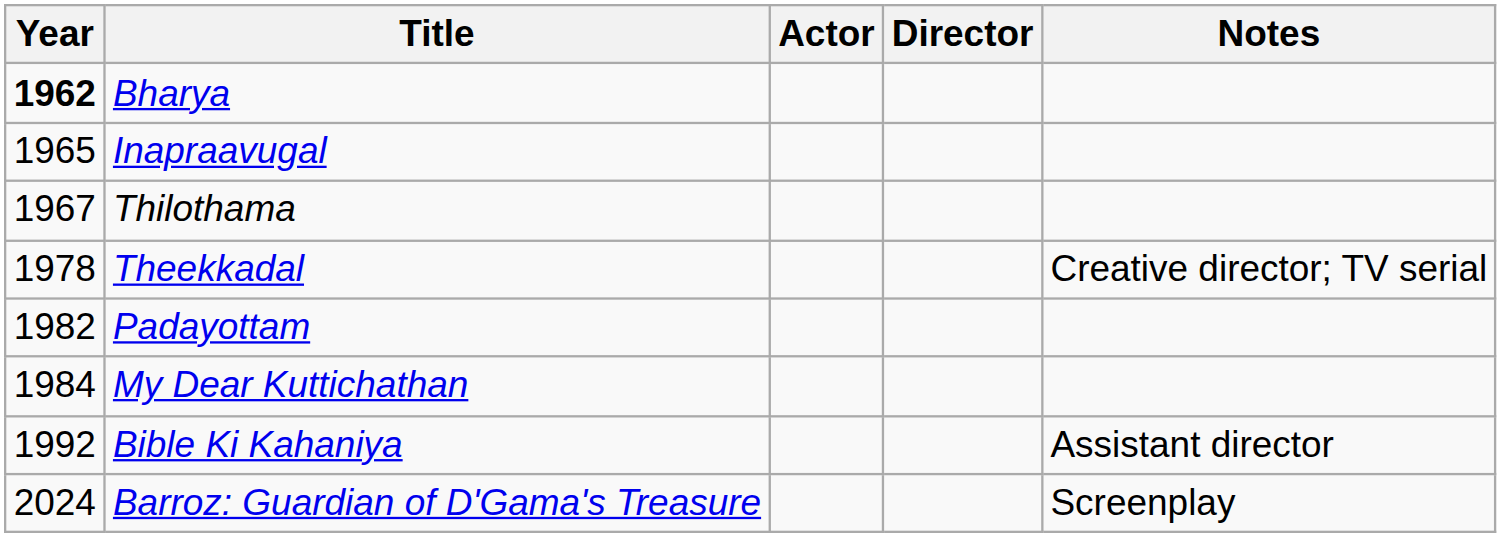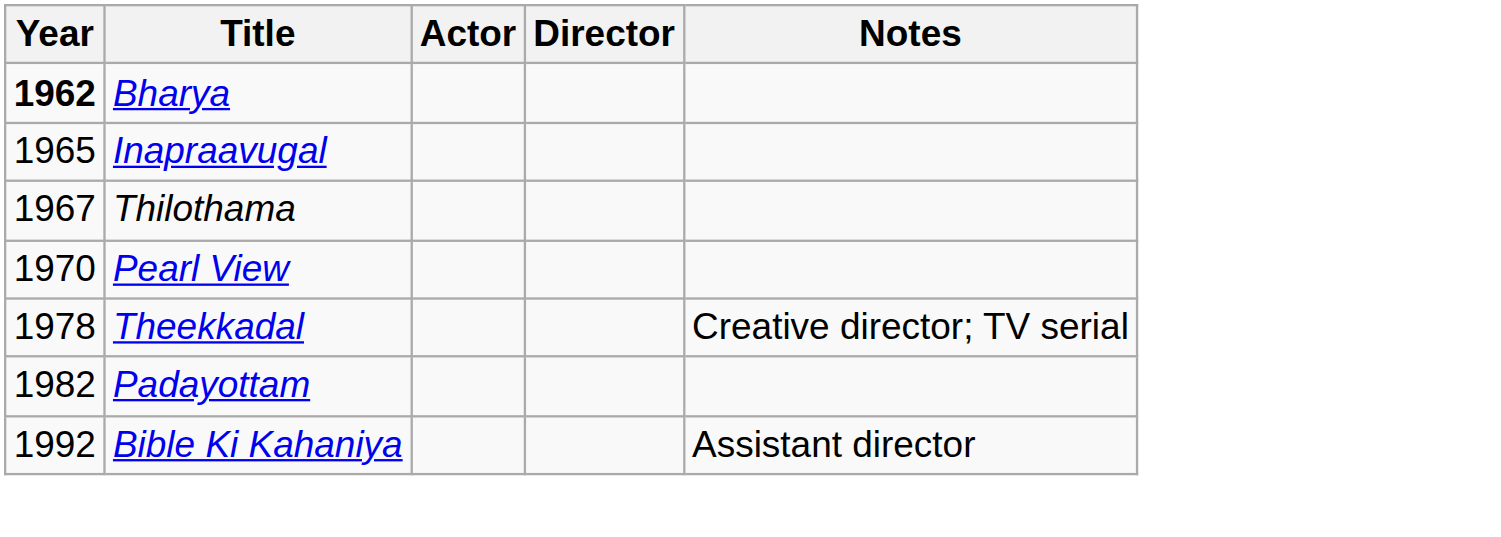+ row: (201, 268)
- row: (291, 385)
- row: (437, 502)
